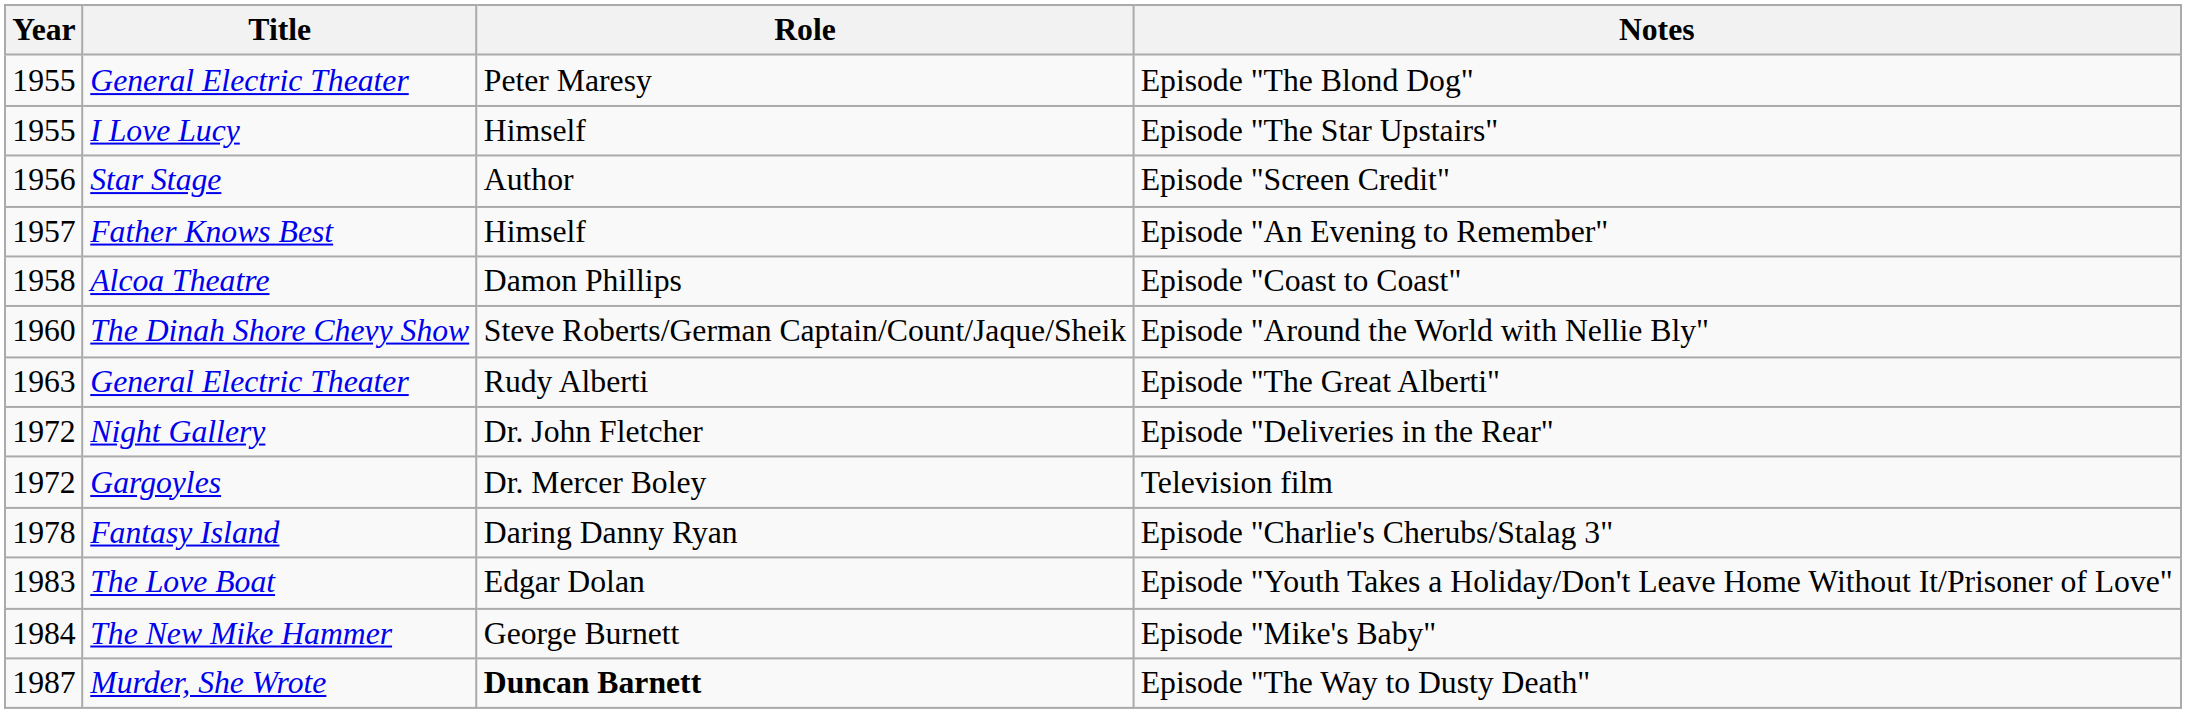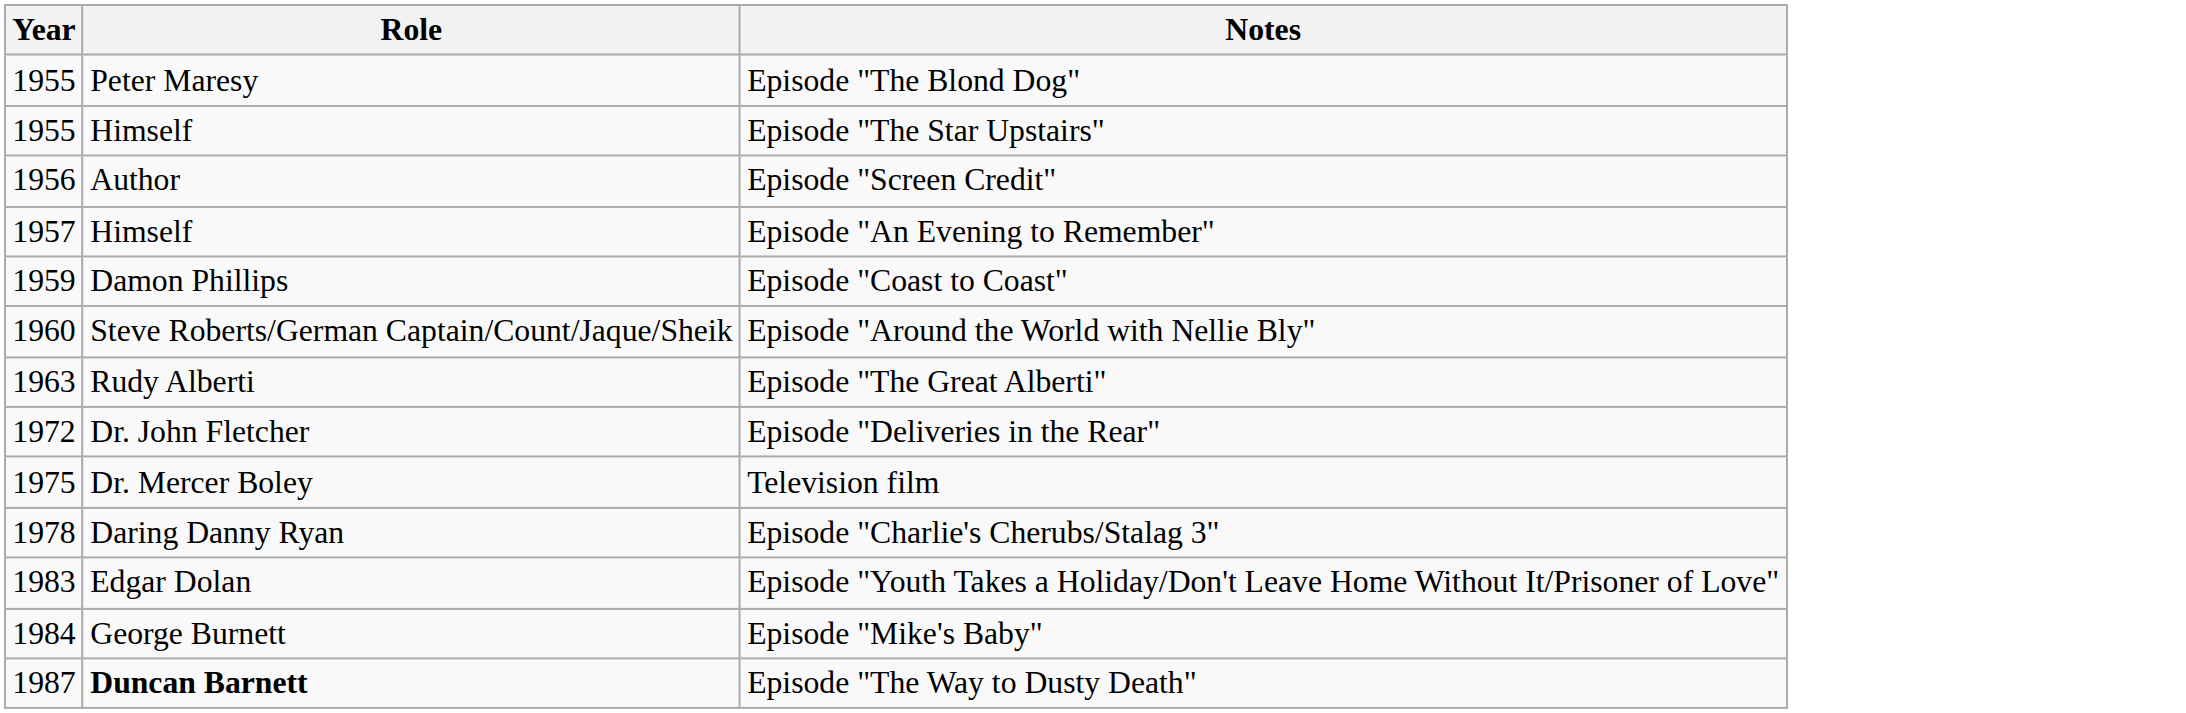- column: (280, 29)
(44, 280) 1958 -> (44, 280) 1959
(44, 481) 1972 -> (44, 481) 1975
